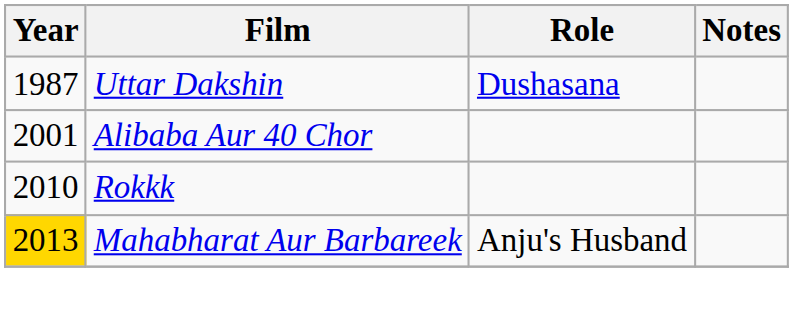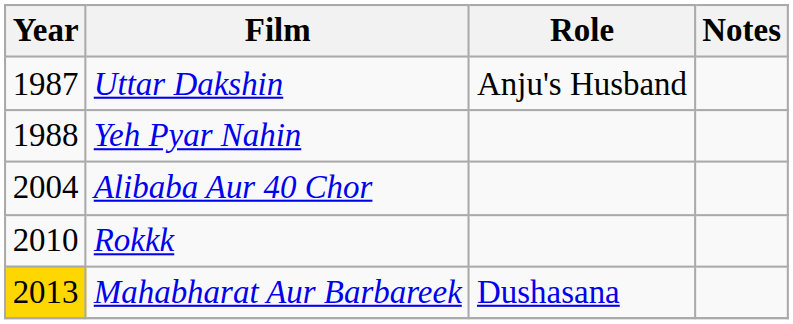(548, 82) Dushasana -> (582, 82) Anju's Husband
+ row: (198, 135)
(46, 135) 2001 -> (46, 187) 2004
(582, 239) Anju's Husband -> (548, 291) Dushasana
